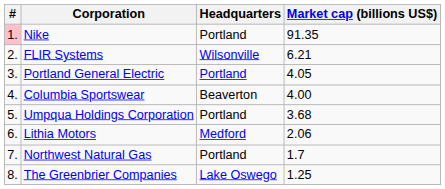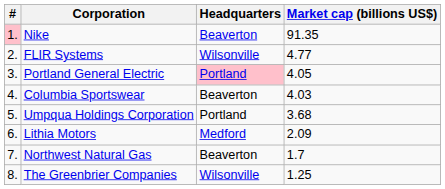(223, 34) Portland -> (228, 34) Beaverton
(299, 54) 6.21 -> (299, 54) 4.77
(223, 74) no background -> (223, 74) pink background
(299, 94) 4.00 -> (299, 94) 4.03
(299, 134) 2.06 -> (299, 134) 2.09
(223, 154) Portland -> (228, 154) Beaverton
(238, 174) Lake Oswego -> (229, 174) Wilsonville
